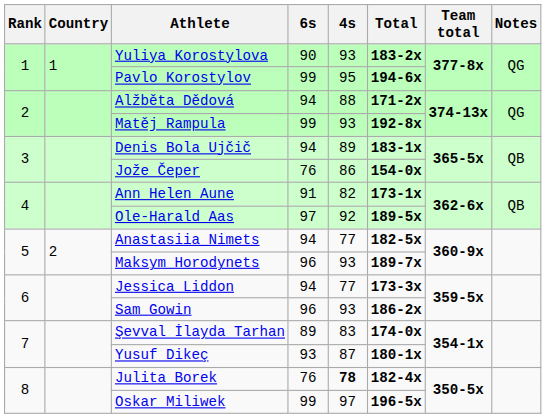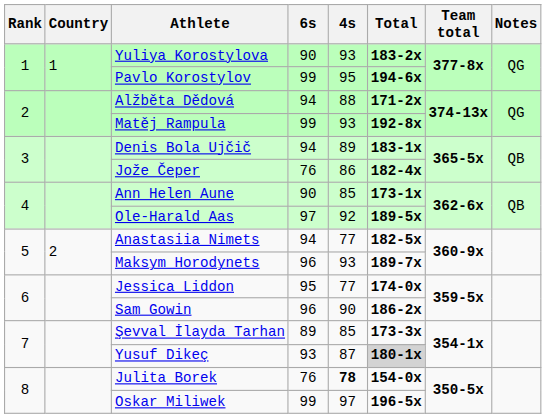(396, 171) 154-0x -> (396, 171) 182-4x
(308, 194) 91 -> (308, 194) 90
(348, 194) 82 -> (348, 194) 85
(308, 286) 94 -> (308, 286) 95
(396, 286) 173-3x -> (396, 286) 174-0x
(348, 310) 93 -> (348, 310) 90
(348, 333) 83 -> (348, 333) 85
(396, 333) 174-0x -> (396, 333) 173-3x
(396, 356) no background -> (396, 356) lightgrey background
(396, 379) 182-4x -> (396, 379) 154-0x
